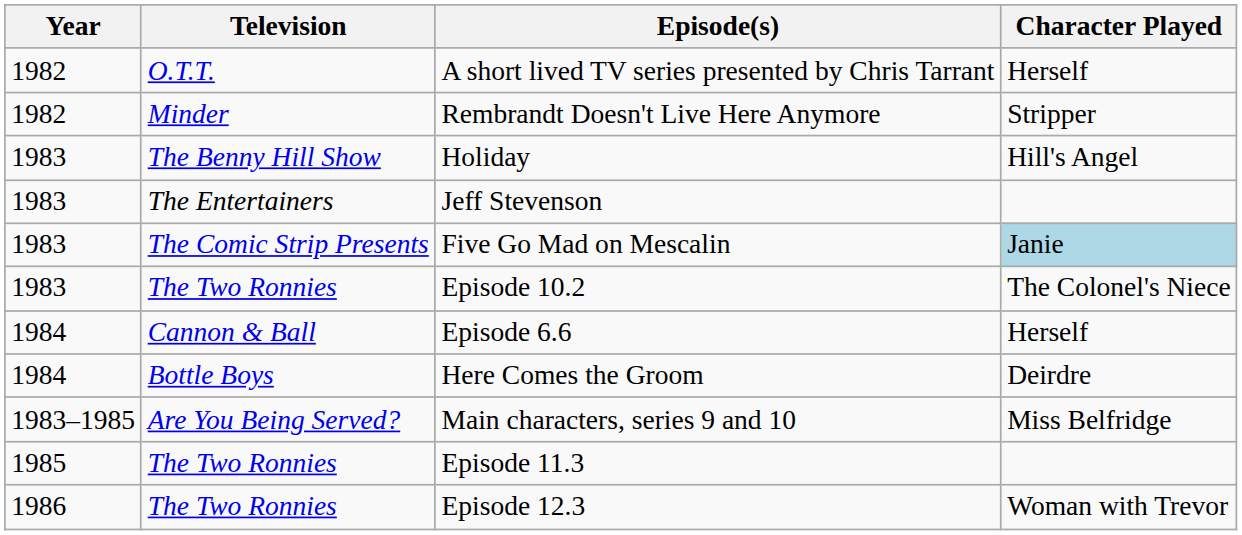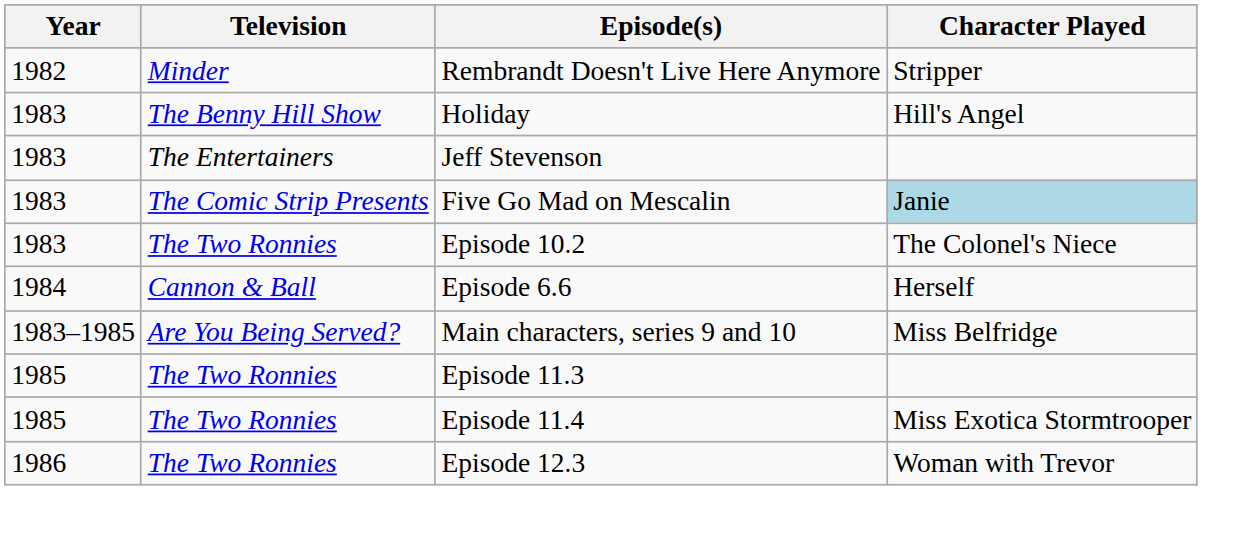- row: (718, 69)
- row: (573, 375)
+ row: (513, 419)
